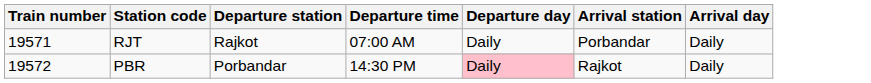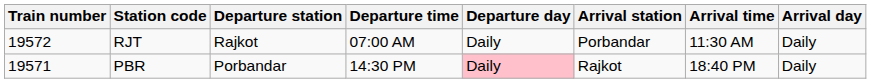+ column: (732, 16)
(30, 41) 19571 -> (30, 41) 19572
(30, 66) 19572 -> (30, 66) 19571
